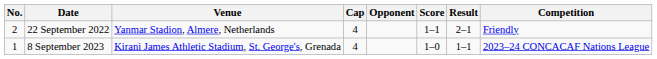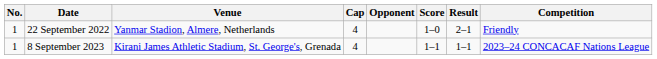(15, 29) 2 -> (15, 29) 1
(432, 29) 1–1 -> (432, 29) 1–0
(432, 46) 1–0 -> (432, 46) 1–1
